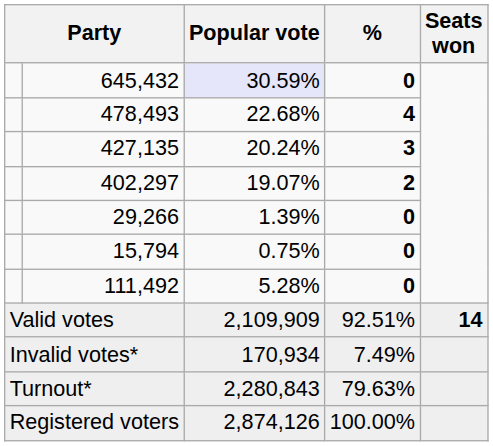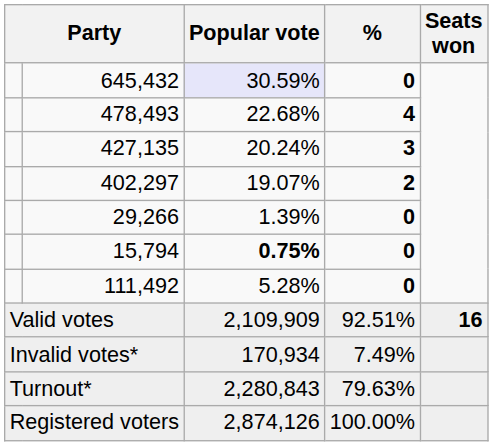(289, 251) normal -> (289, 251) bold
(471, 319) 14 -> (471, 319) 16
